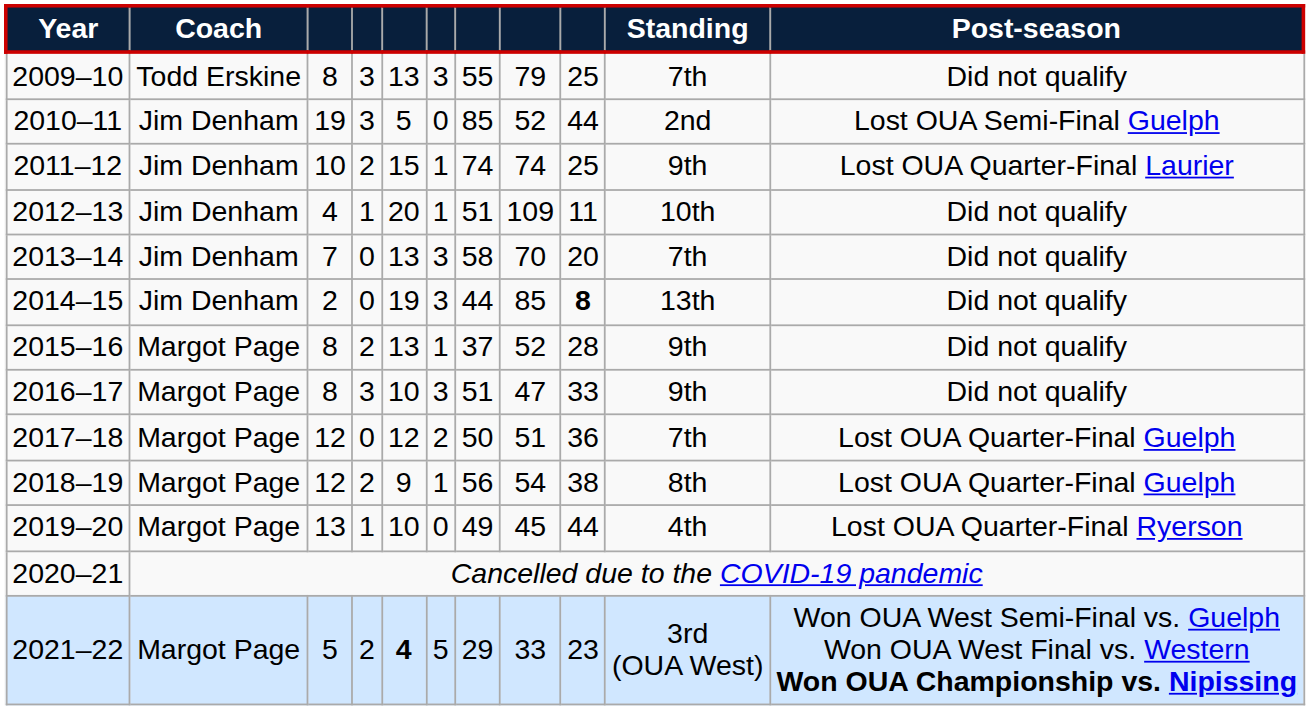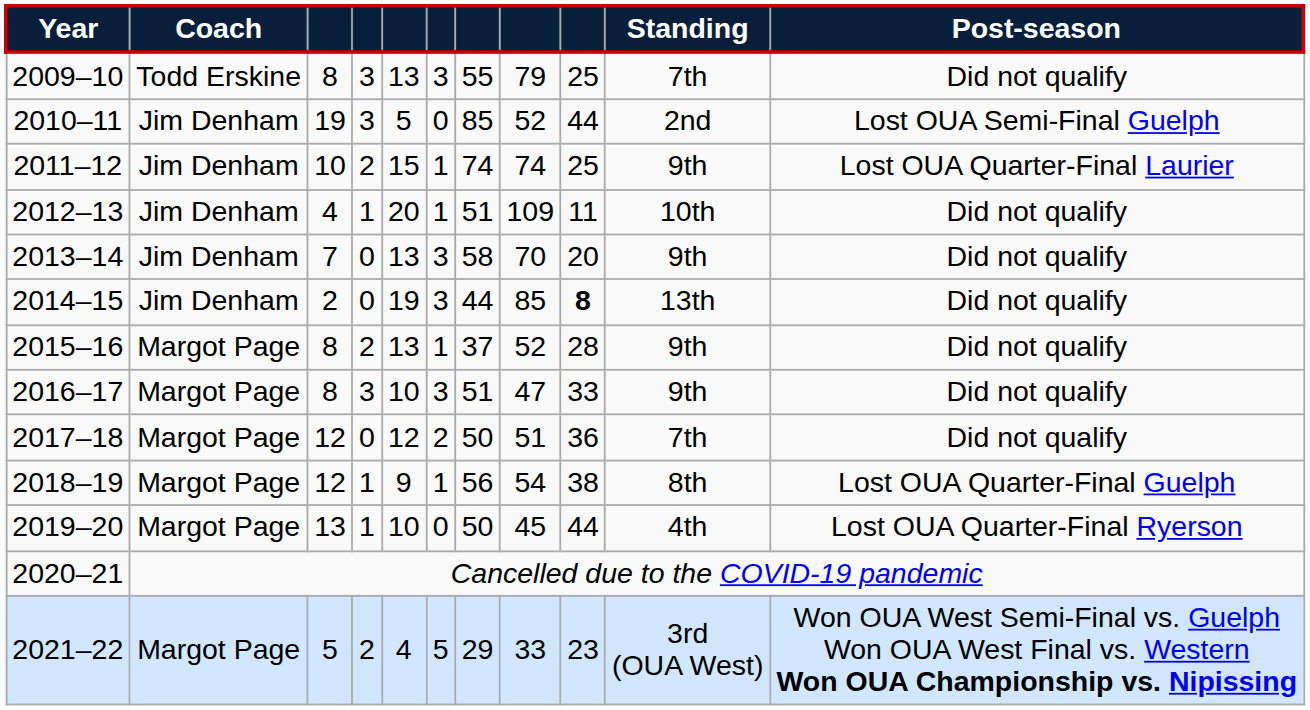(688, 256) 7th -> (688, 256) 9th
(1037, 437) Lost OUA Quarter-Final Guelph -> (1037, 437) Did not qualify
(367, 482) 2 -> (367, 482) 1
(478, 527) 49 -> (478, 527) 50
(404, 649) bold -> (404, 649) normal
